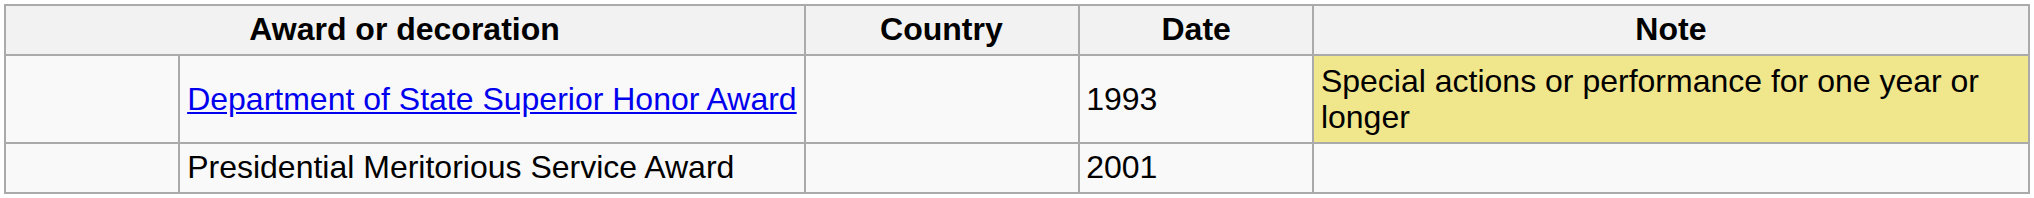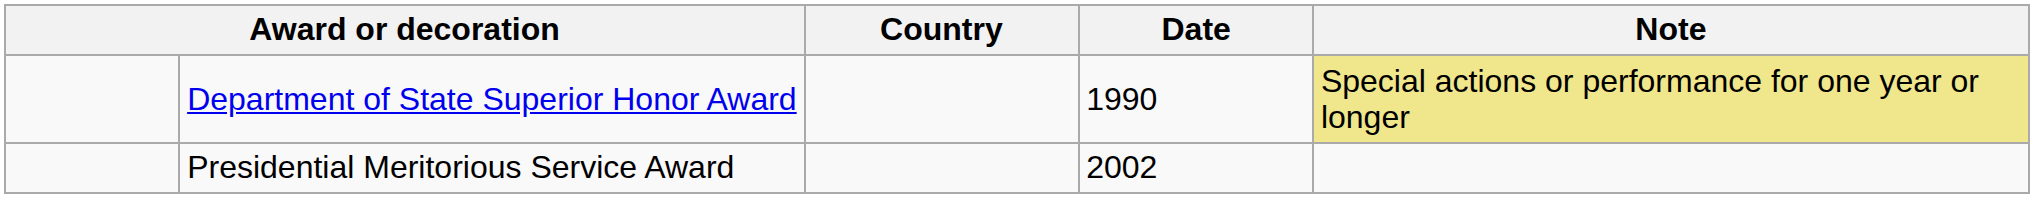(1122, 98) 1993 -> (1122, 98) 1990
(1122, 167) 2001 -> (1122, 167) 2002
